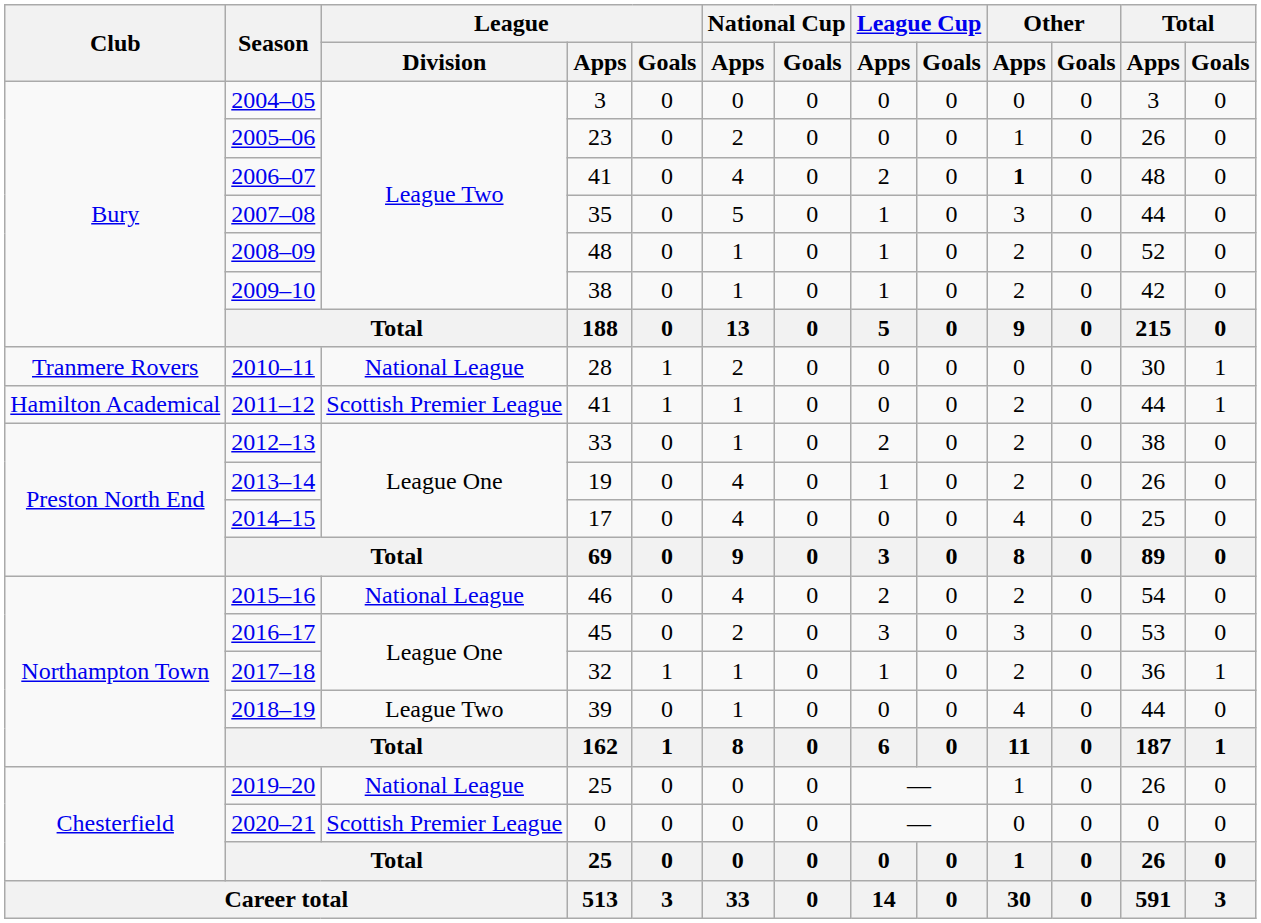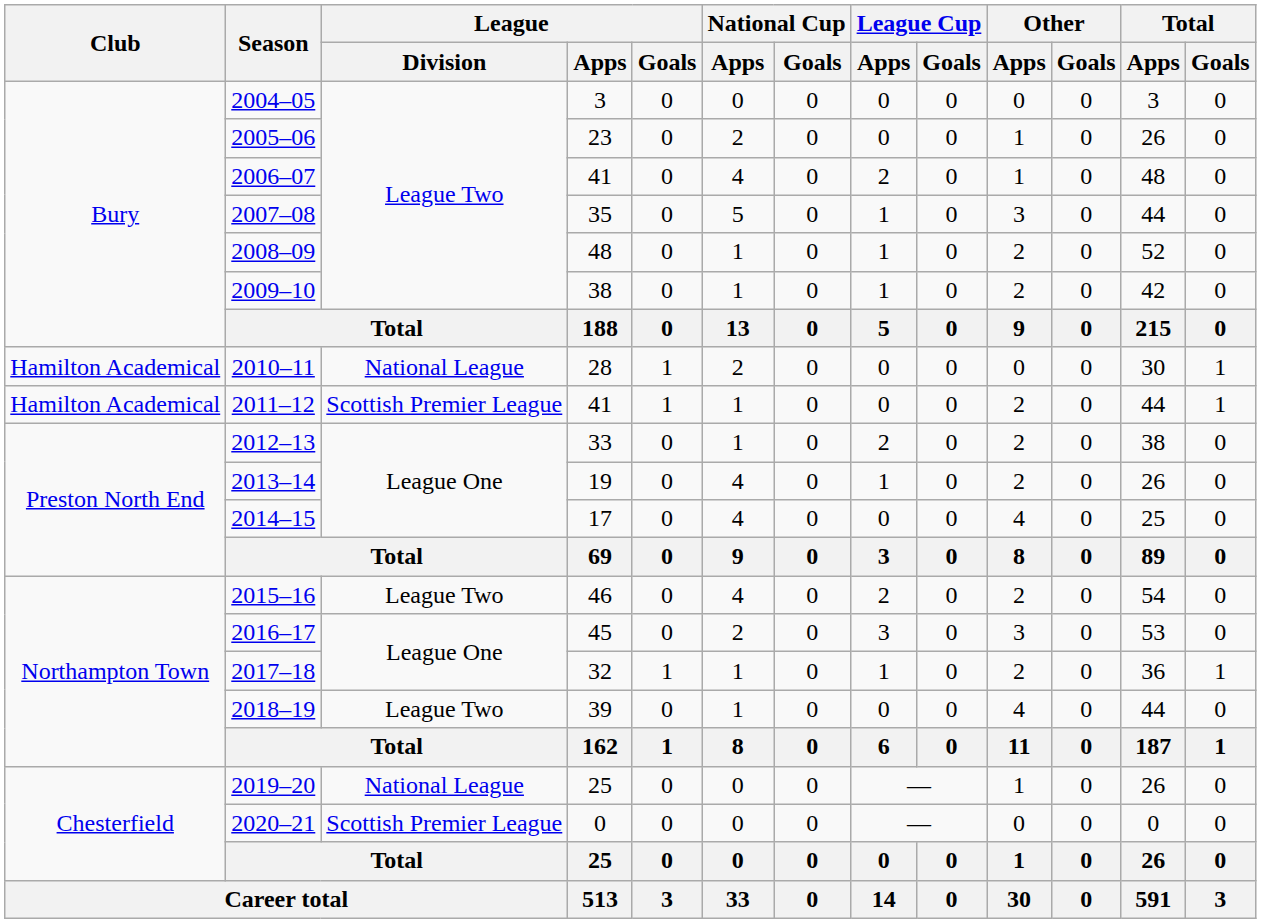(1019, 175) bold -> (1019, 175) normal
(115, 366) Tranmere Rovers -> (115, 366) Hamilton Academical
(444, 594) National League -> (444, 594) League Two
